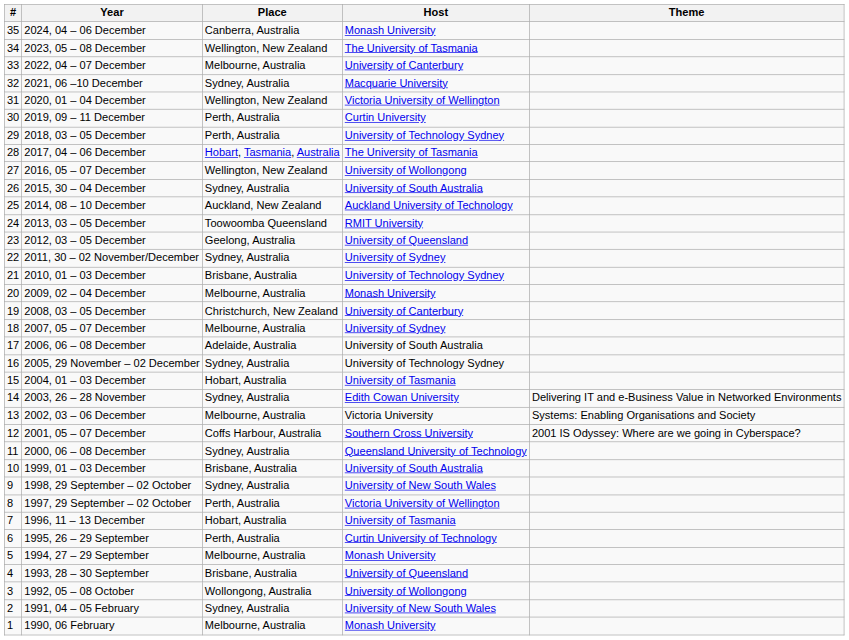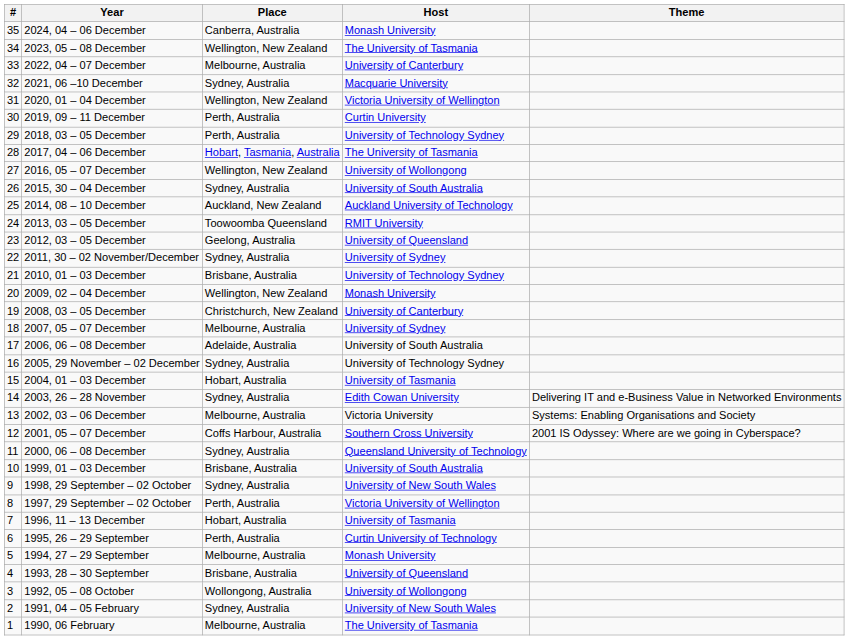(255, 293) Melbourne, Australia -> (266, 293) Wellington, New Zealand
(390, 626) Monash University -> (411, 626) The University of Tasmania
